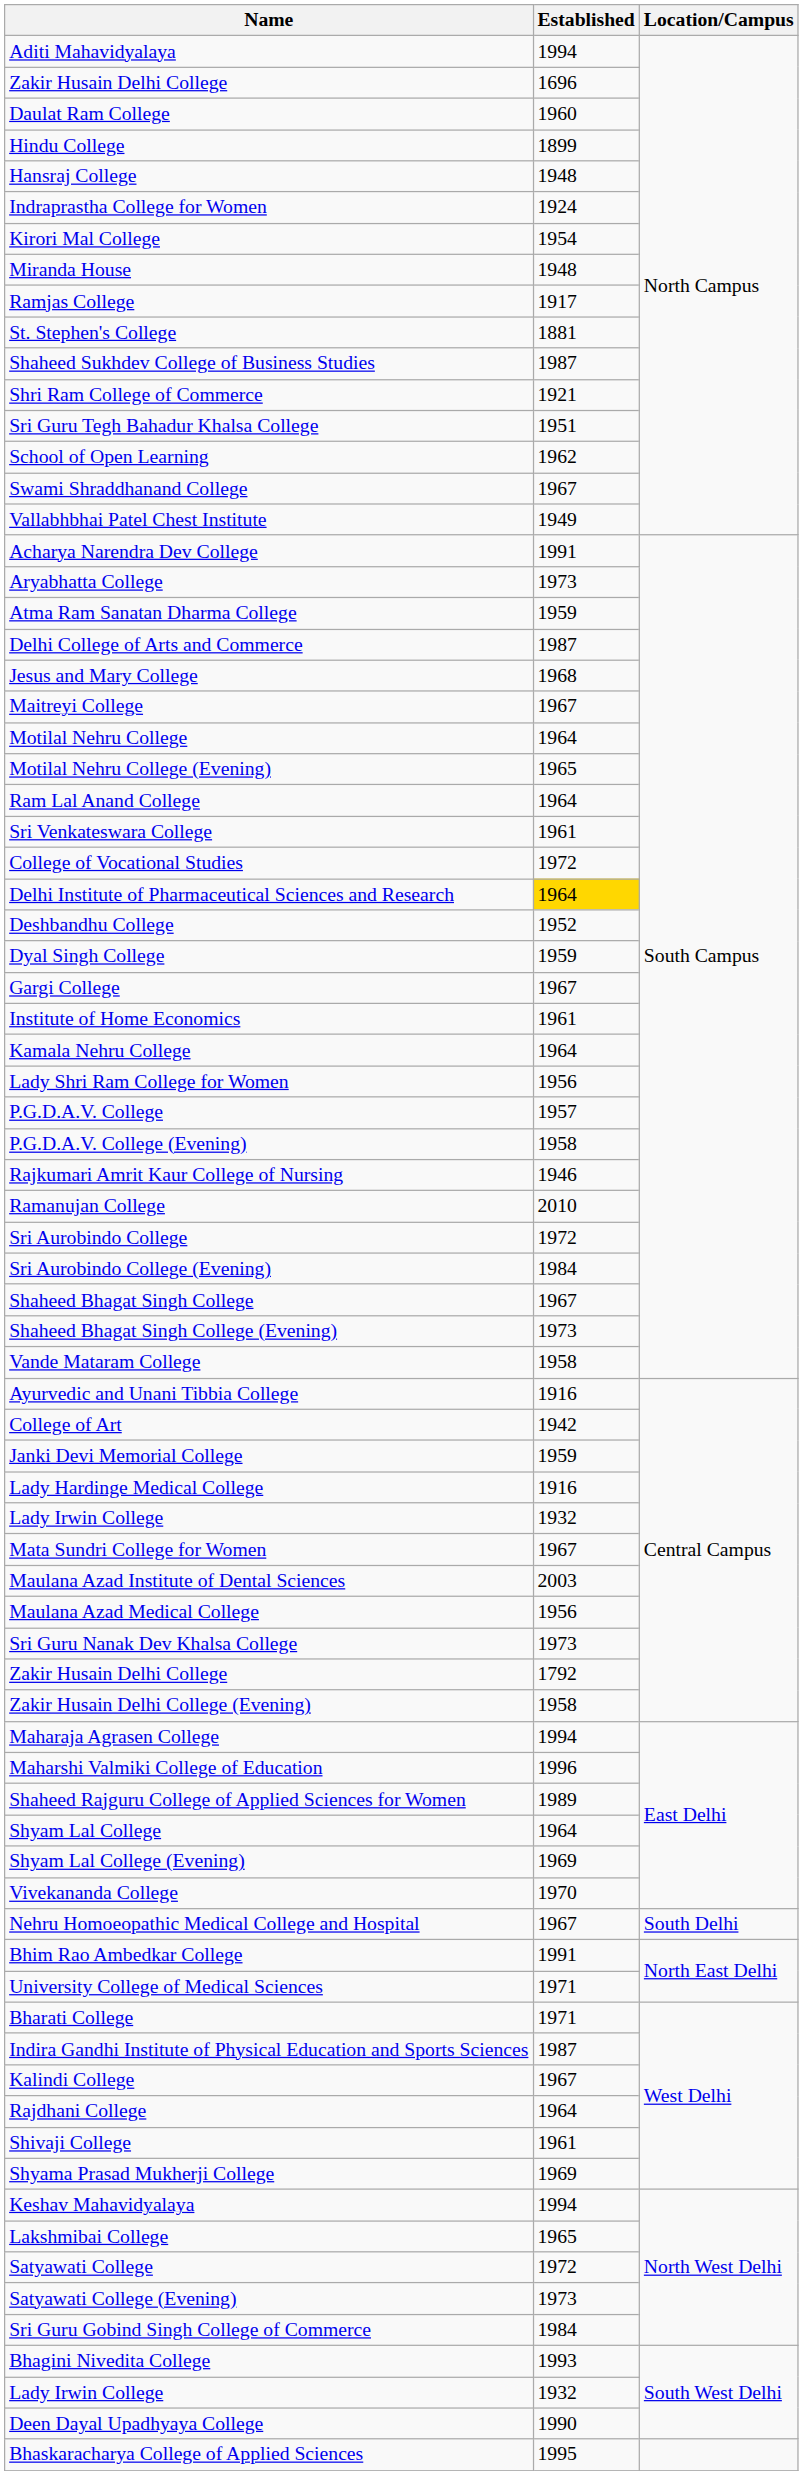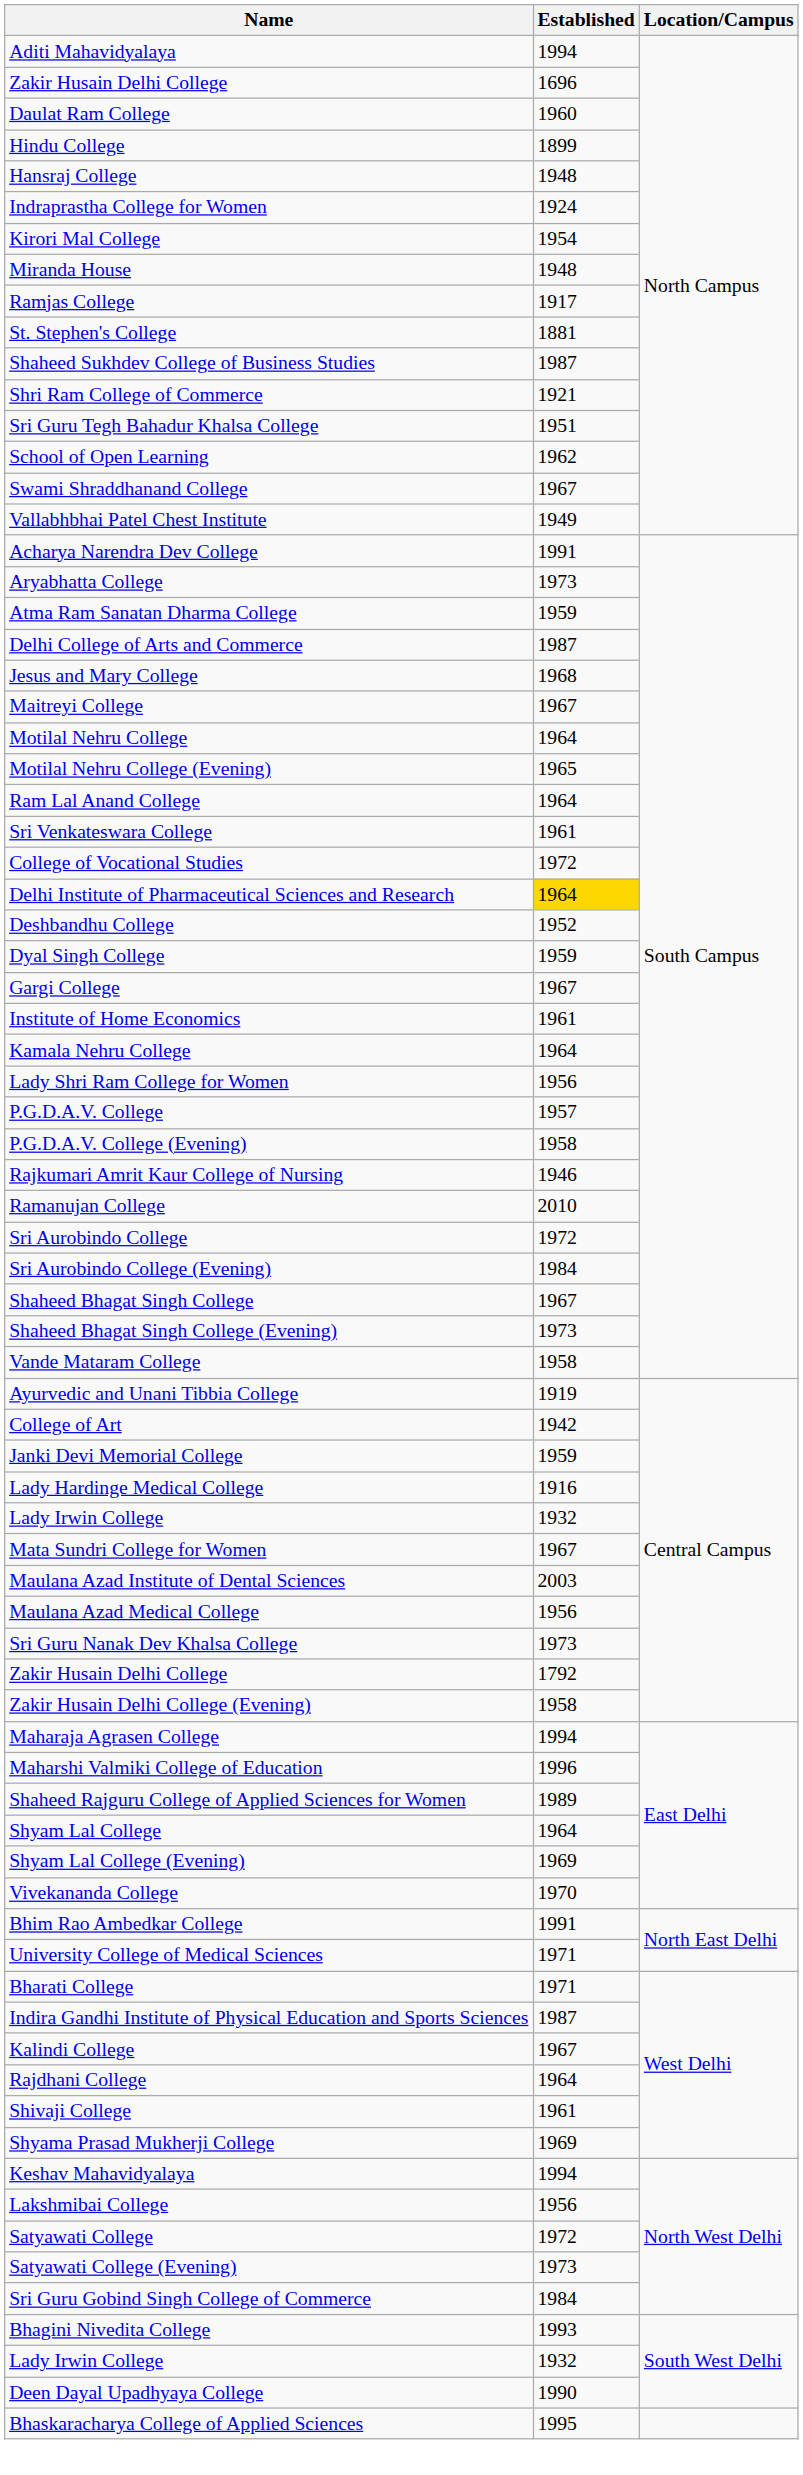(557, 1393) 1916 -> (557, 1393) 1919
- row: (214, 1923)
(557, 2236) 1965 -> (557, 2204) 1956
